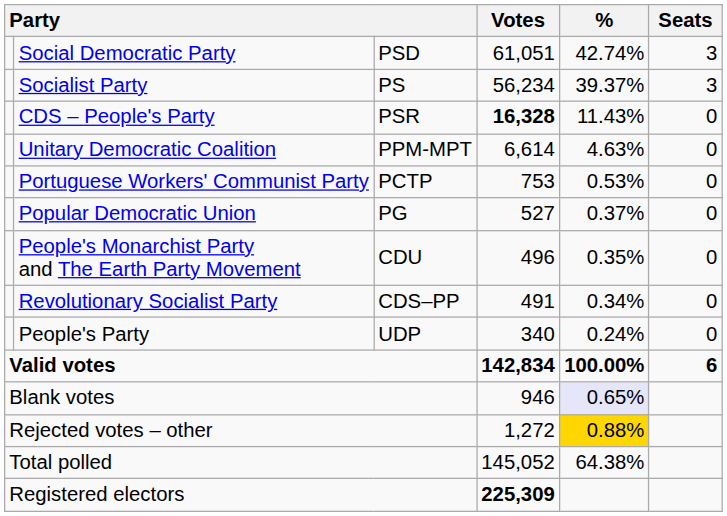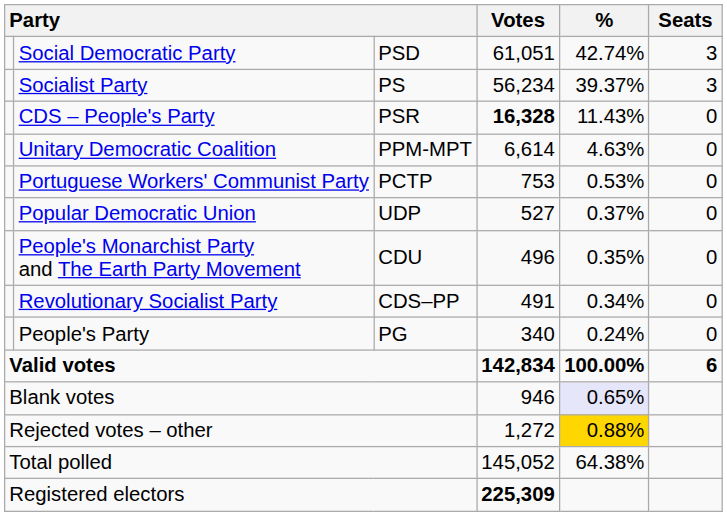(393, 213) PG -> (400, 213) UDP
(400, 333) UDP -> (393, 333) PG
